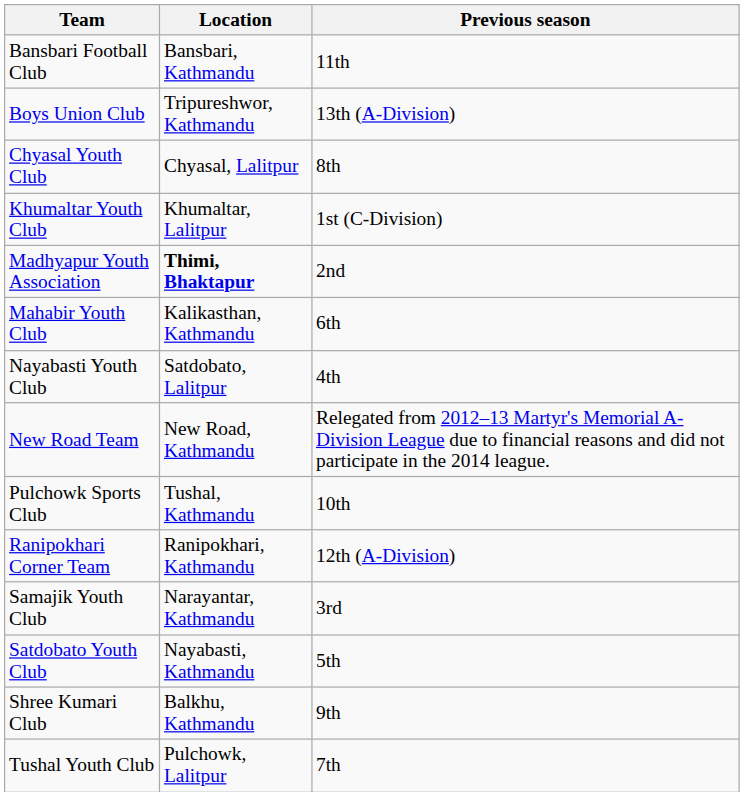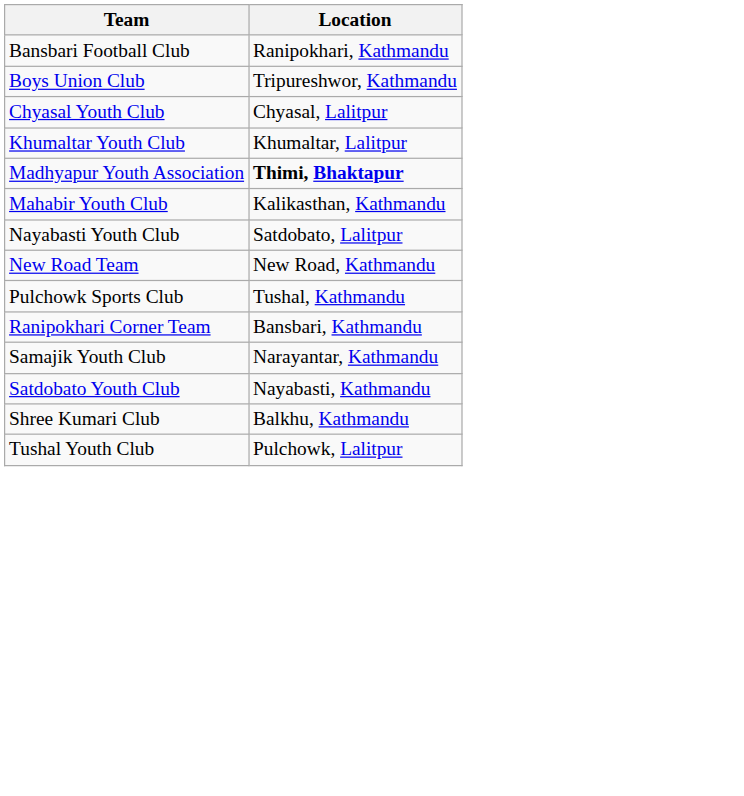- column: (525, 19)
(209, 61) Bansbari, Kathmandu -> (351, 50) Ranipokhari, Kathmandu
(214, 555) Ranipokhari, Kathmandu -> (337, 326) Bansbari, Kathmandu
